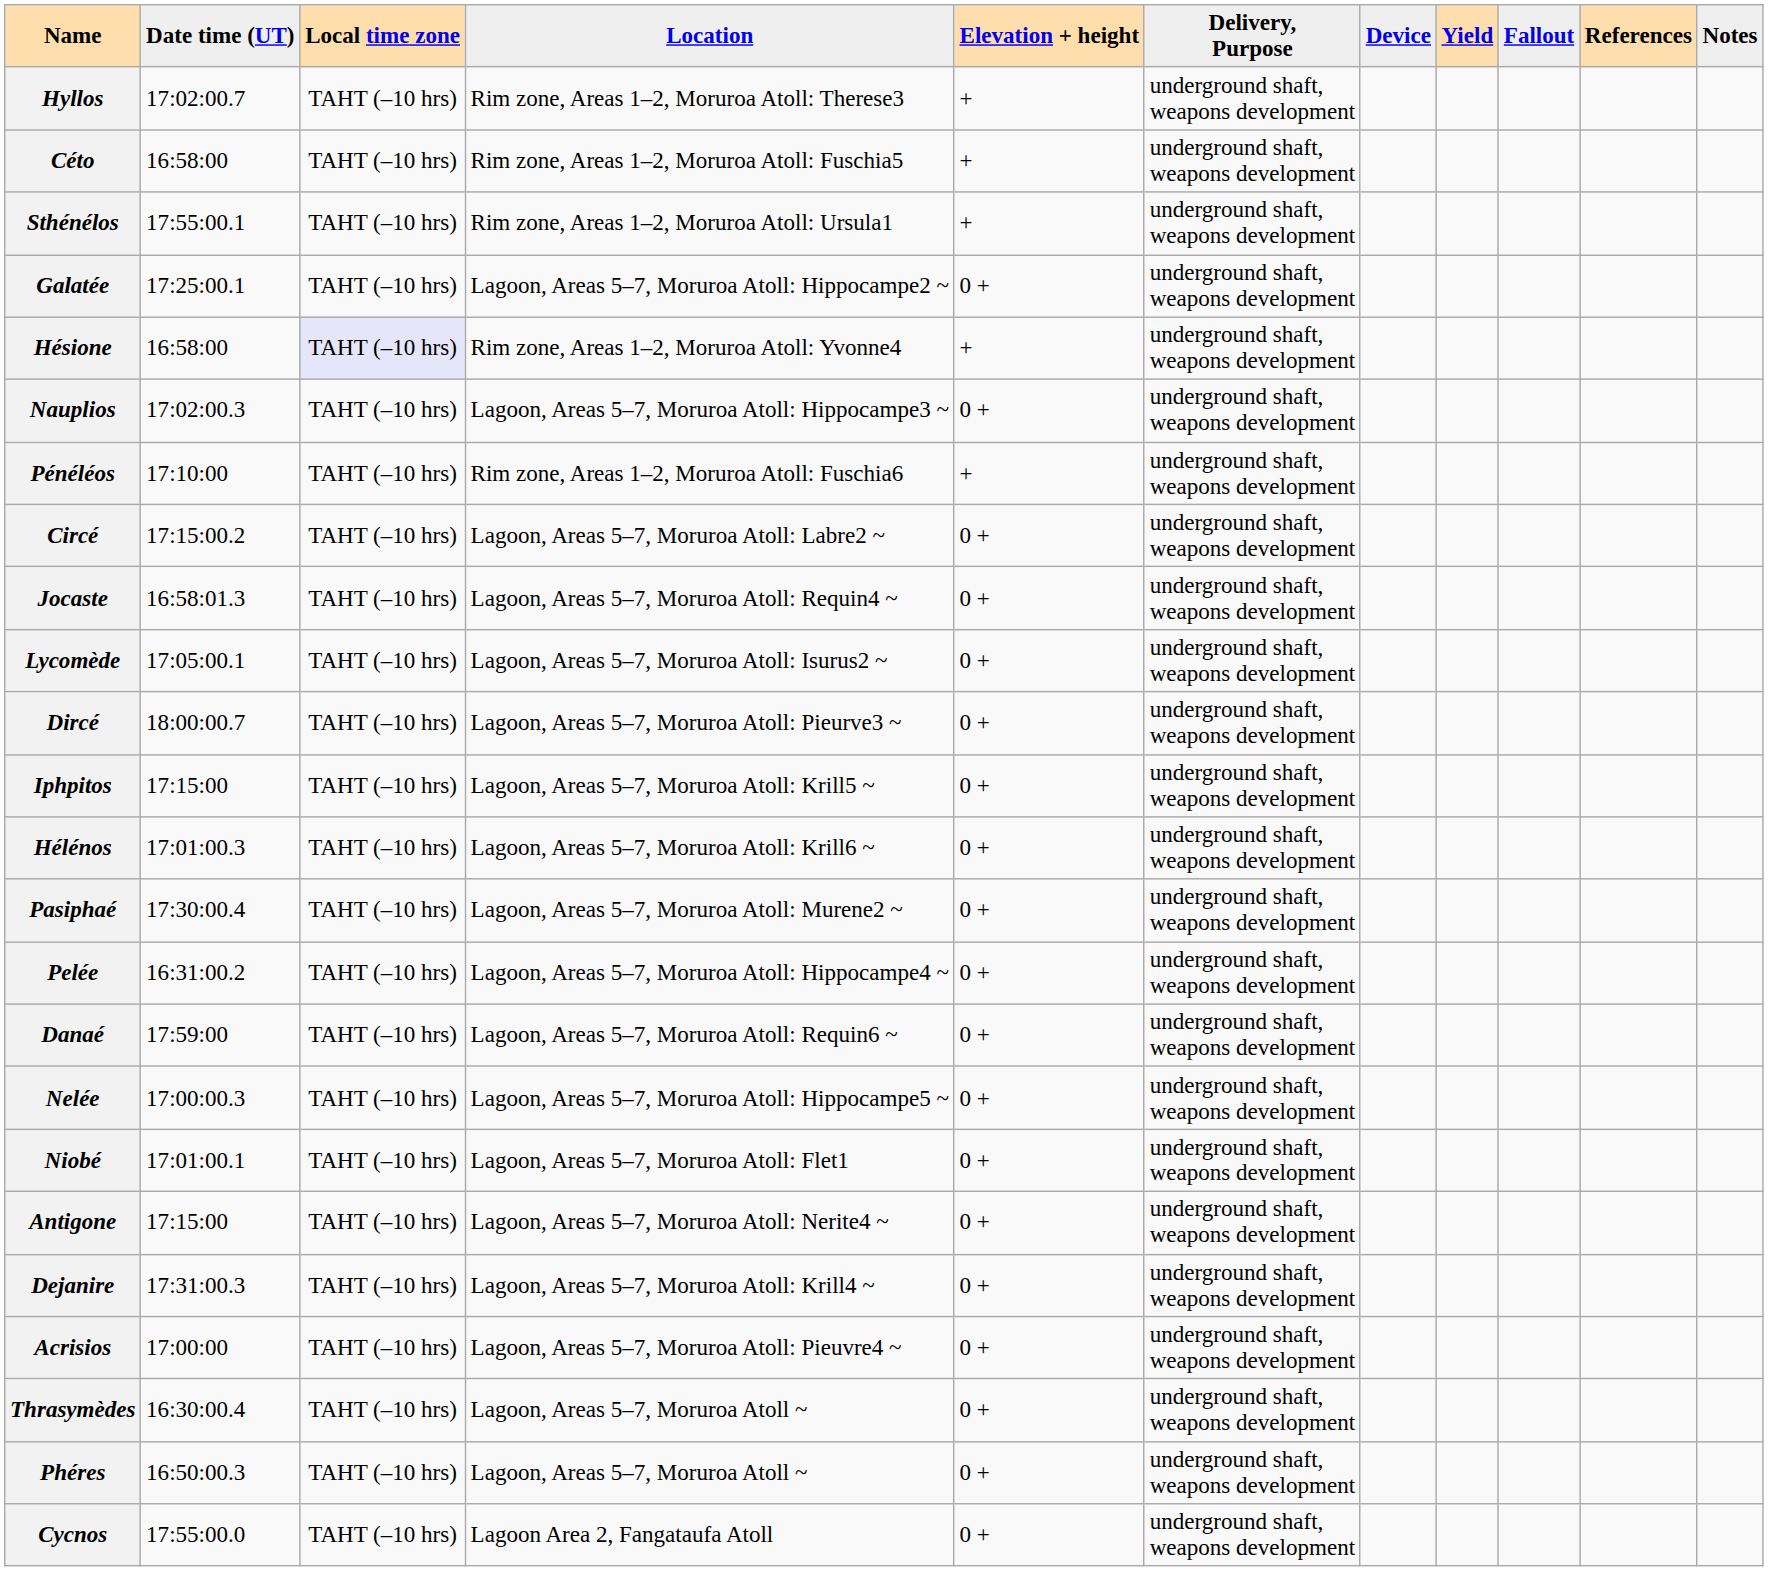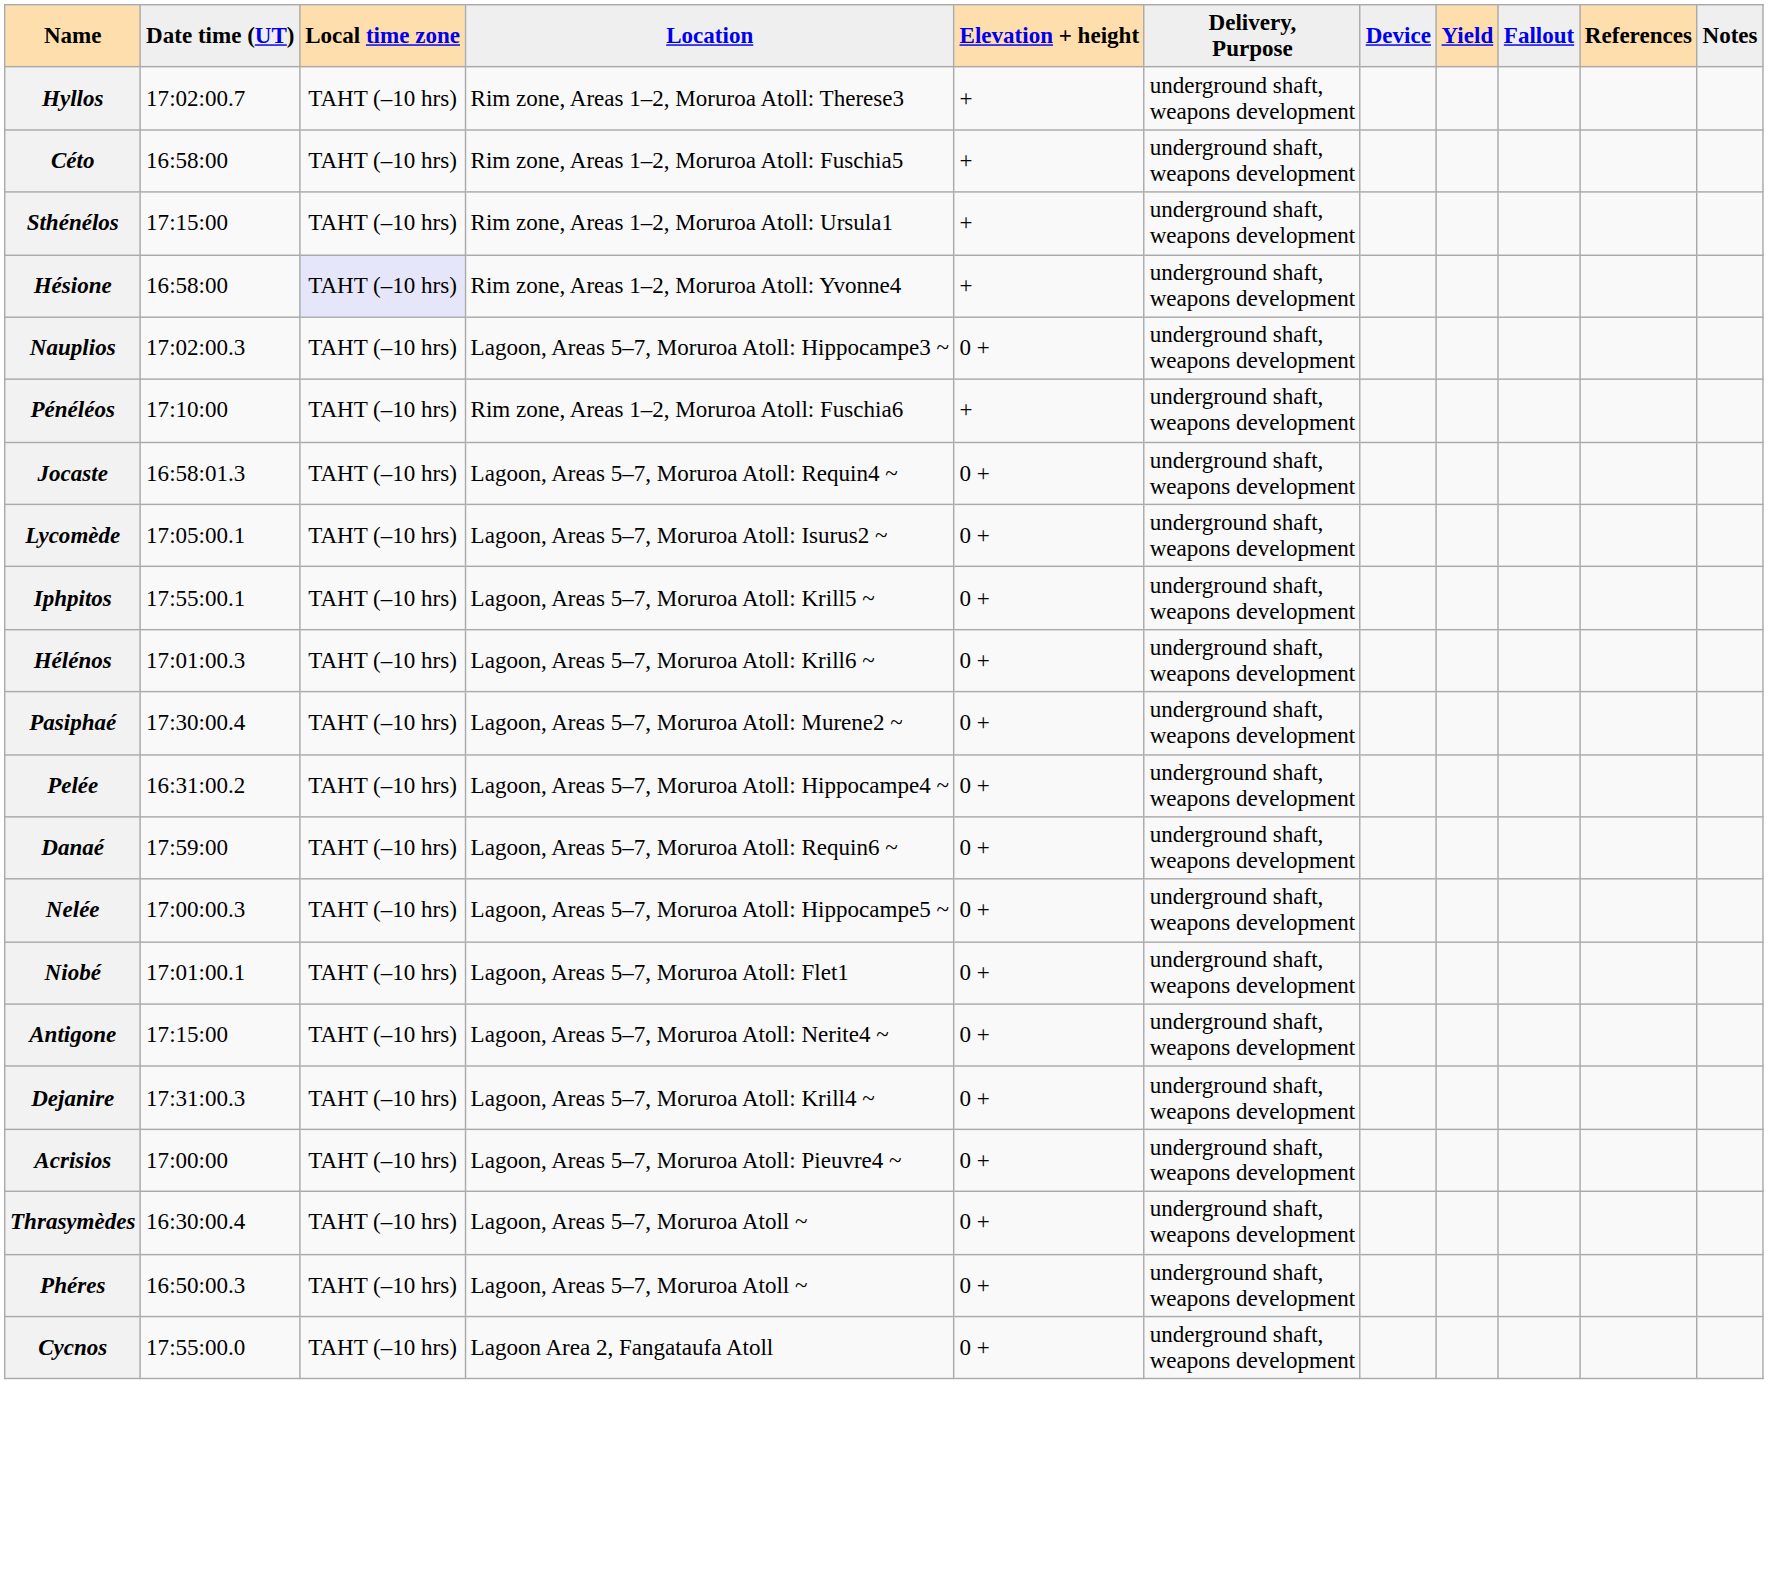(196, 223) 17:55:00.1 -> (187, 223) 17:15:00
- row: (73, 285)
- row: (73, 535)
- row: (73, 722)
(187, 785) 17:15:00 -> (196, 597) 17:55:00.1
